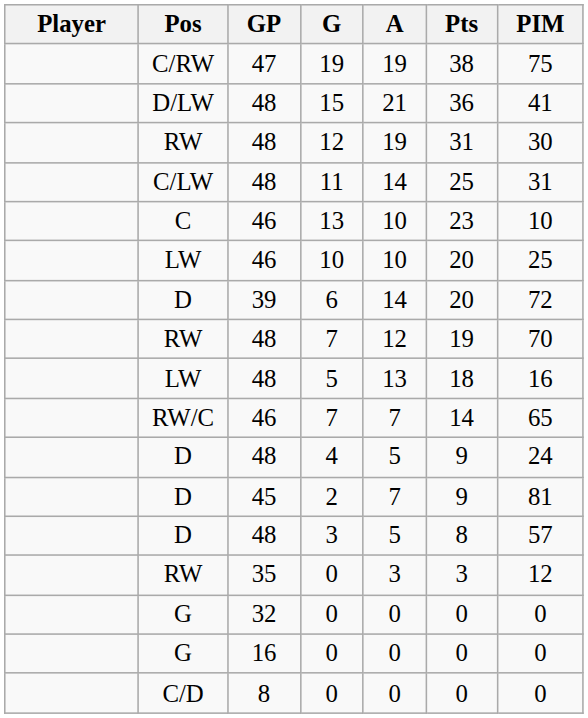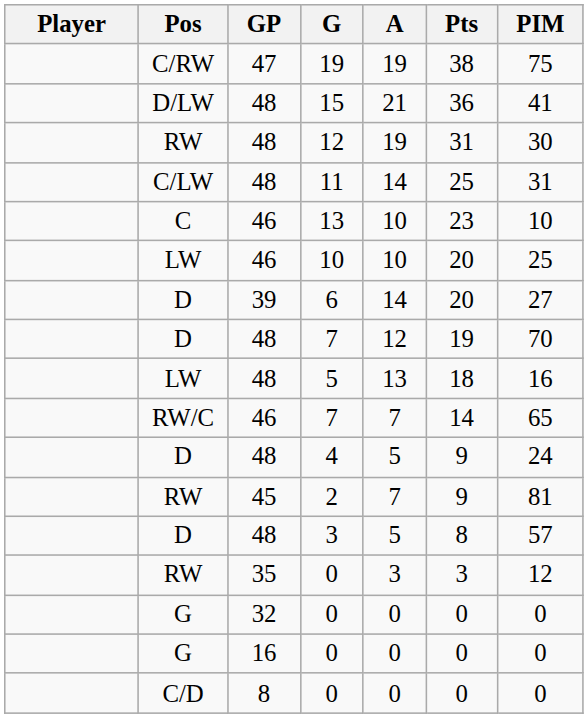(540, 299) 72 -> (540, 299) 27
(183, 338) RW -> (183, 338) D
(183, 496) D -> (183, 496) RW
